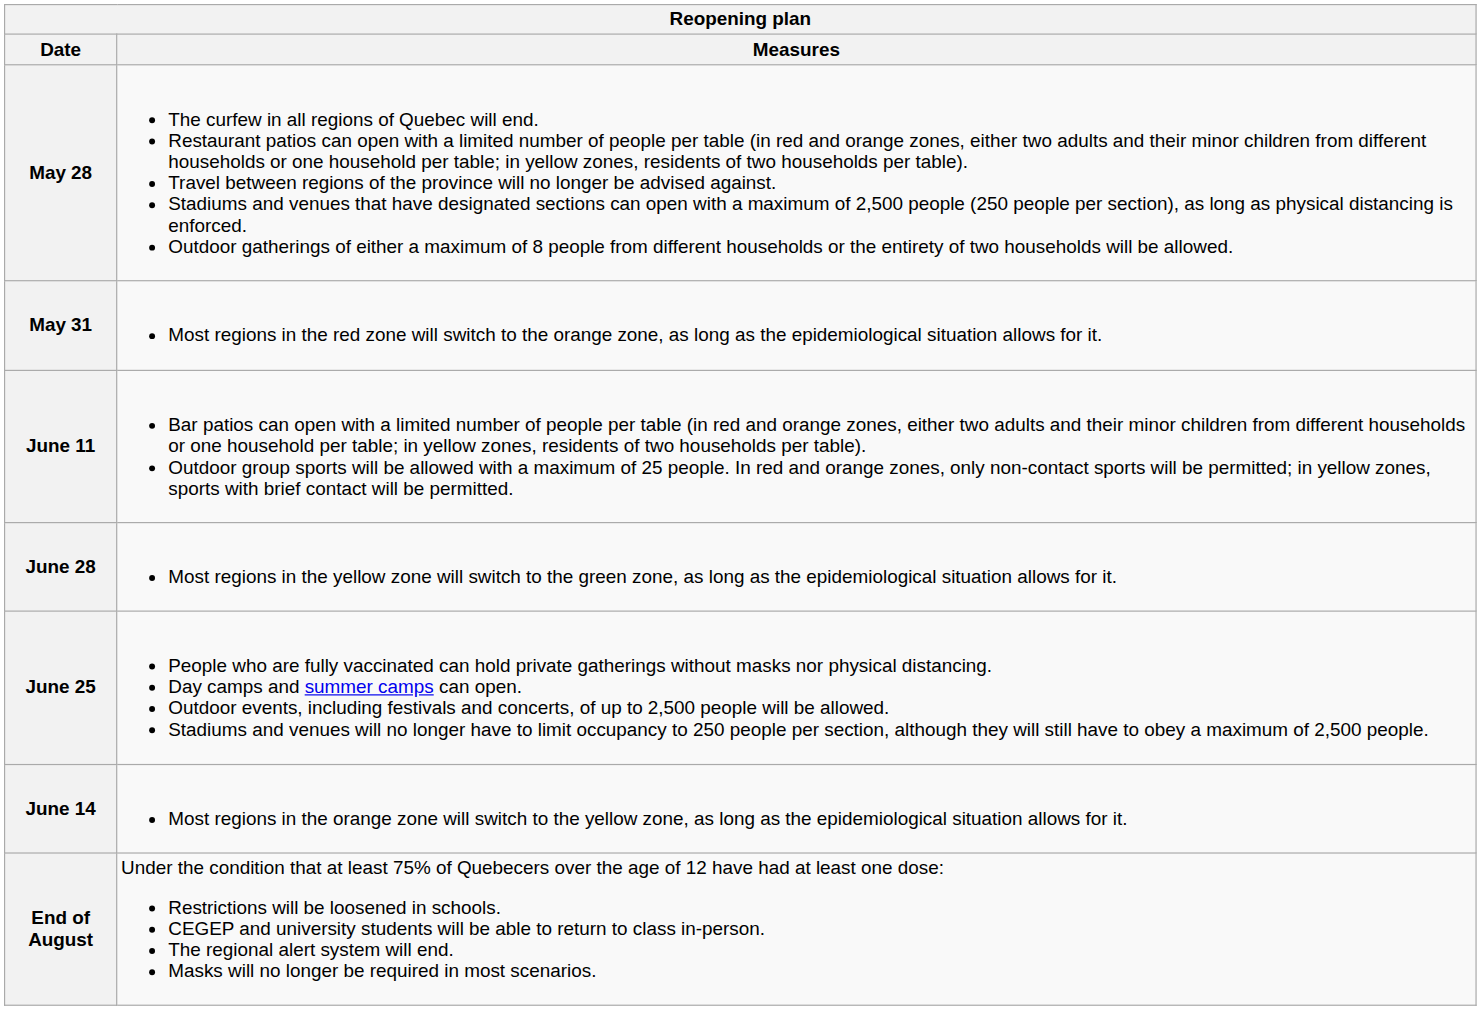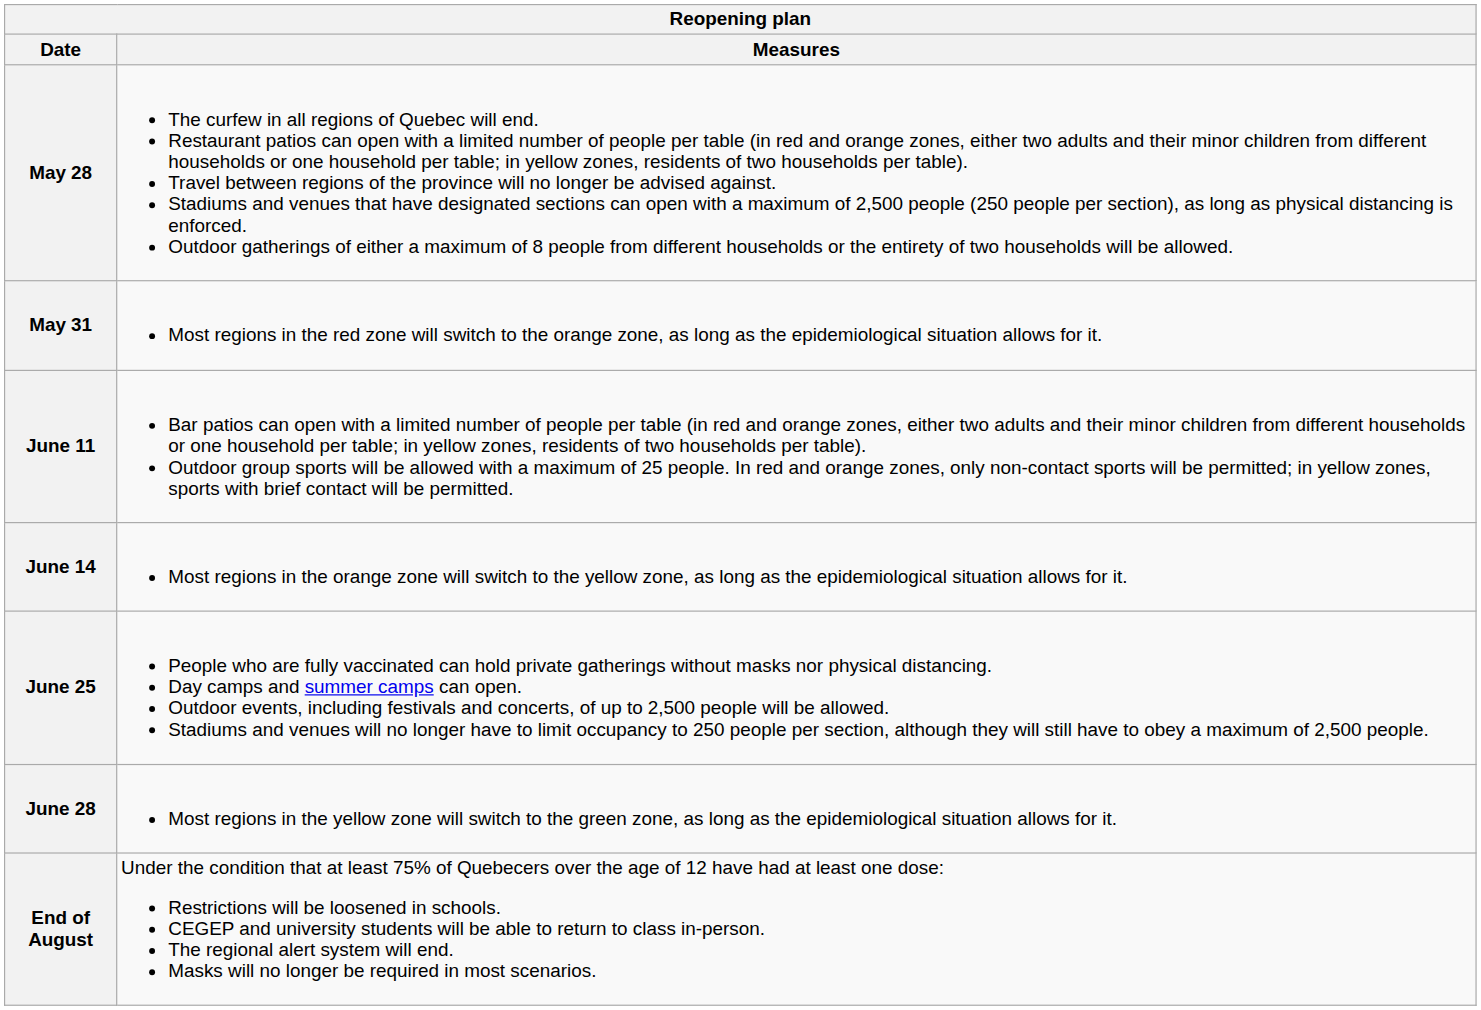rows swapped: (61, 808) <-> (61, 566)
